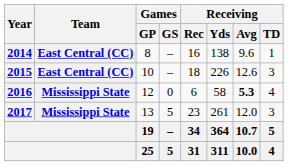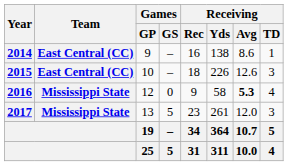(148, 53) 8 -> (148, 53) 9
(246, 53) 9.6 -> (246, 53) 8.6
(194, 92) 6 -> (194, 92) 9
